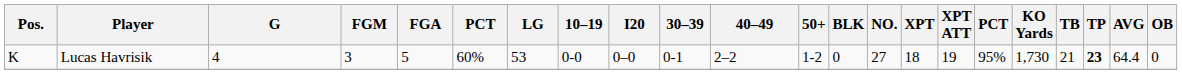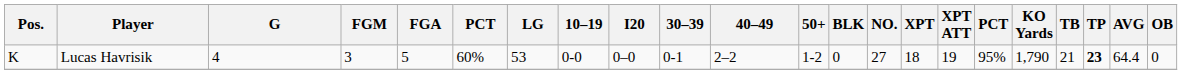(1032, 57) 1,730 -> (1032, 57) 1,790
